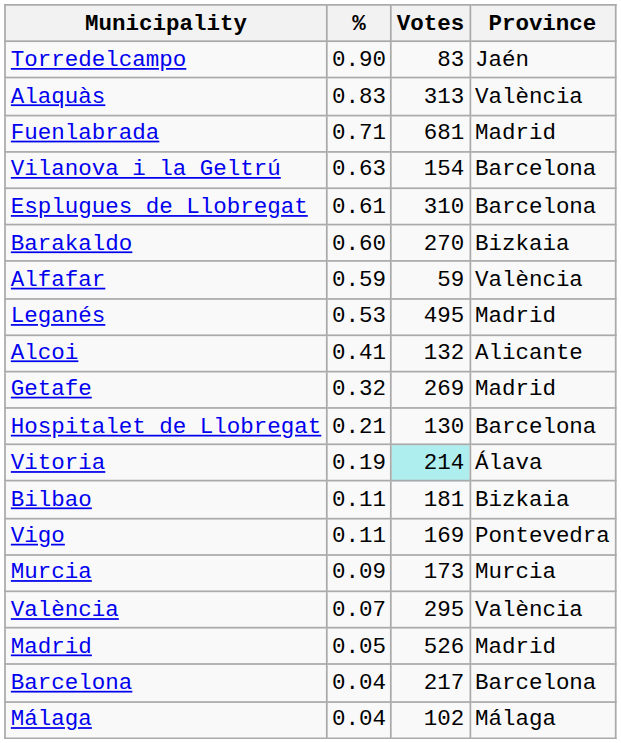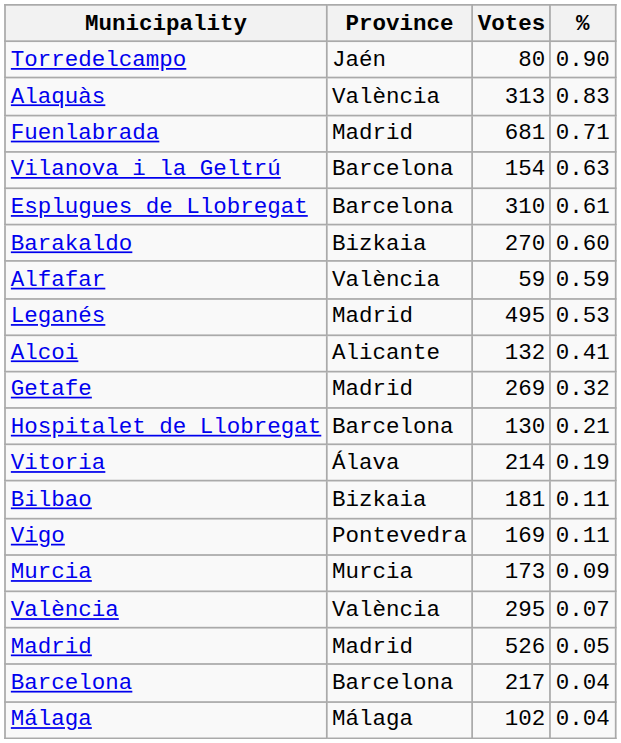columns swapped: (542, 23) <-> (359, 23)
(451, 60) 83 -> (532, 60) 80
(444, 463) paleturquoise background -> (525, 463) no background
